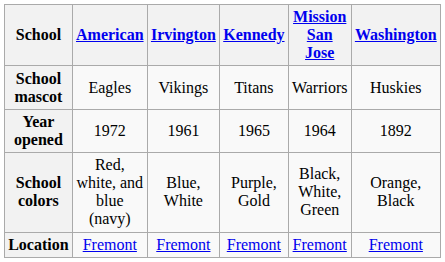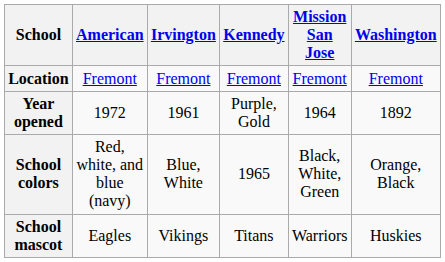rows swapped: (38, 244) <-> (38, 87)
(254, 130) 1965 -> (254, 112) Purple, Gold
(254, 192) Purple, Gold -> (254, 174) 1965
